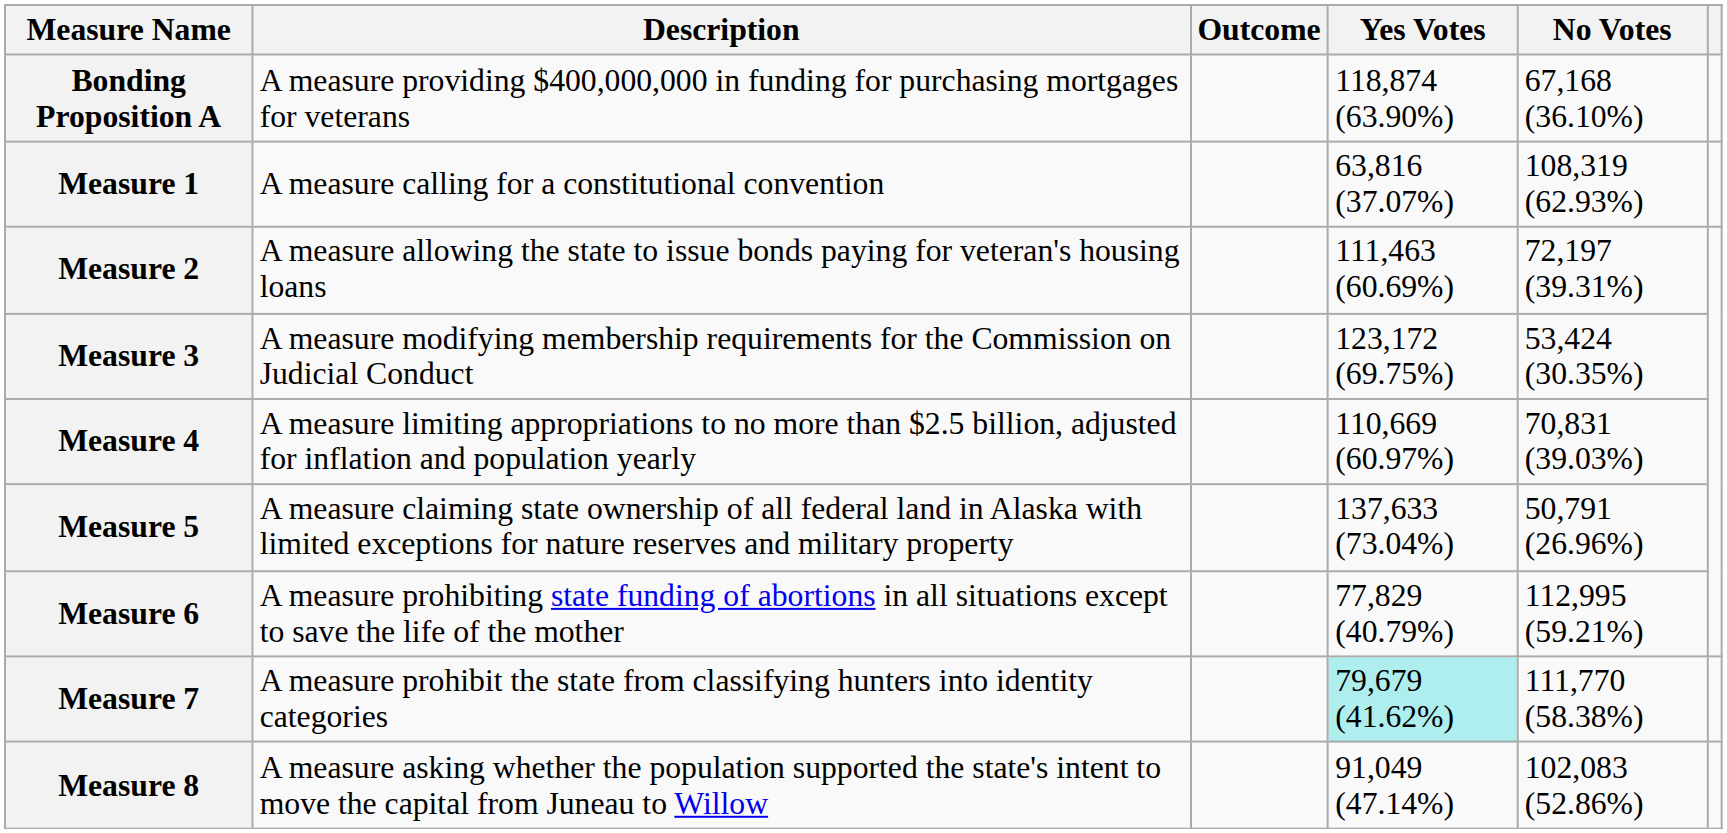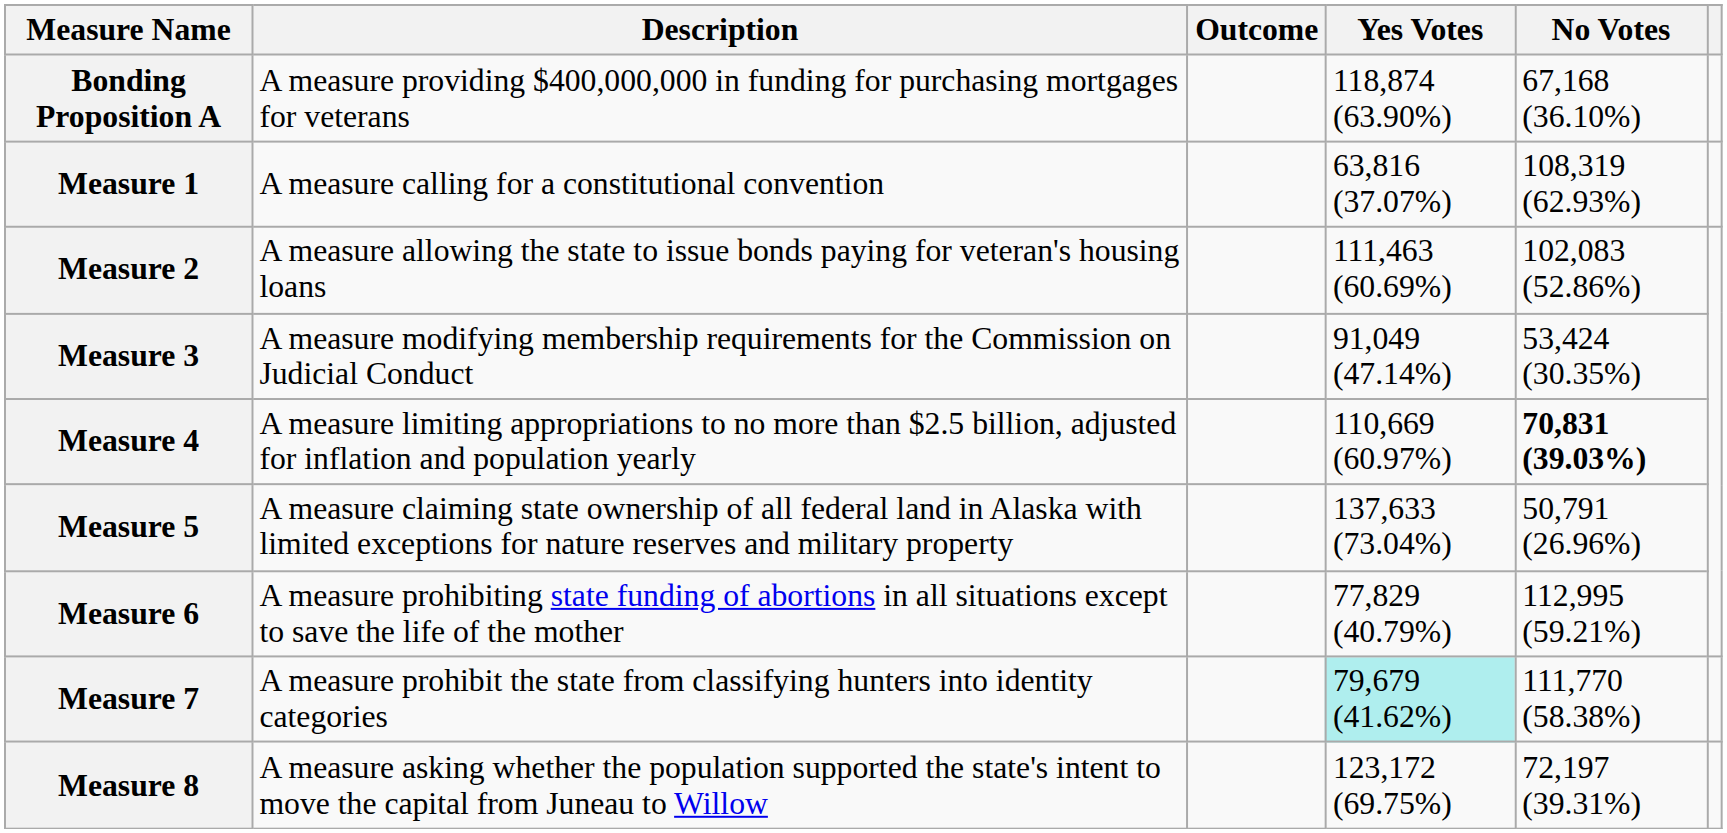(1584, 269) 72,197 (39.31%) -> (1582, 269) 102,083 (52.86%)
(1395, 355) 123,172 (69.75%) -> (1392, 355) 91,049 (47.14%)
(1584, 441) normal -> (1584, 441) bold
(1395, 784) 91,049 (47.14%) -> (1392, 784) 123,172 (69.75%)
(1584, 784) 102,083 (52.86%) -> (1582, 784) 72,197 (39.31%)
